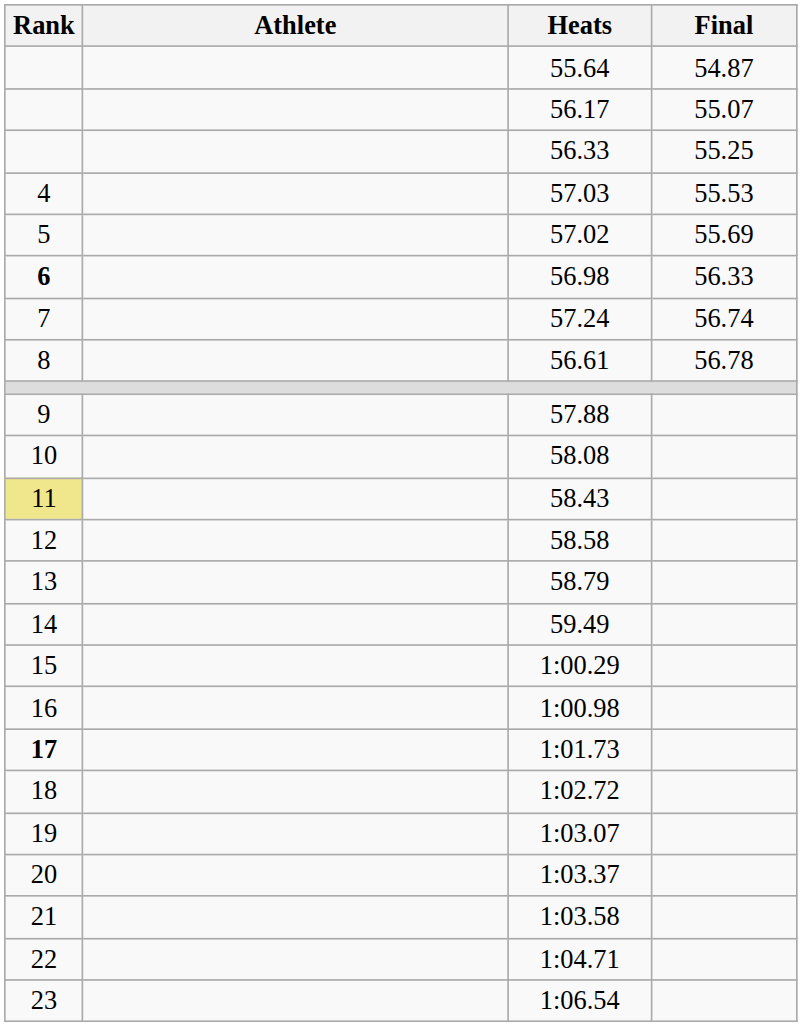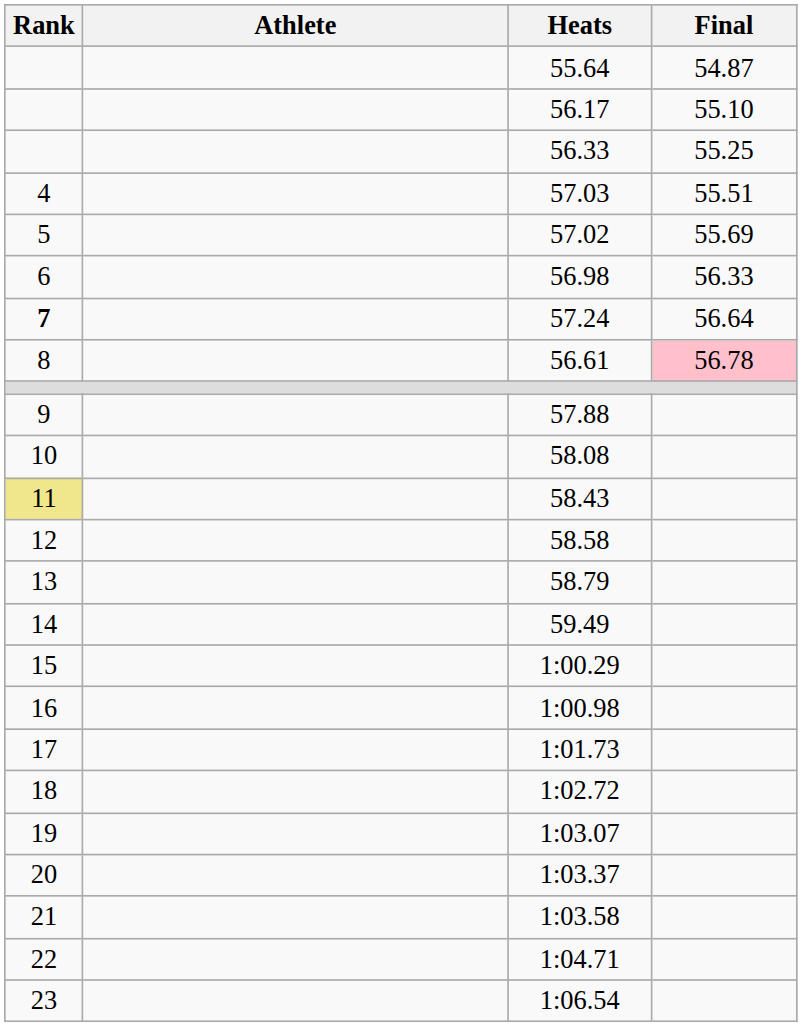(724, 109) 55.07 -> (724, 109) 55.10
(724, 192) 55.53 -> (724, 192) 55.51
(44, 276) bold -> (44, 276) normal
(44, 318) normal -> (44, 318) bold
(724, 318) 56.74 -> (724, 318) 56.64
(724, 360) no background -> (724, 360) pink background
(44, 749) bold -> (44, 749) normal
